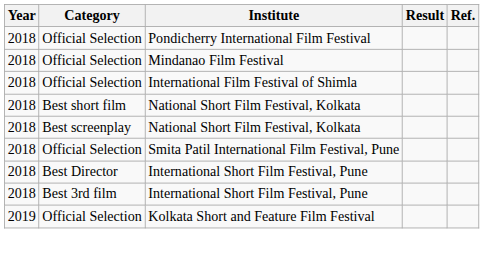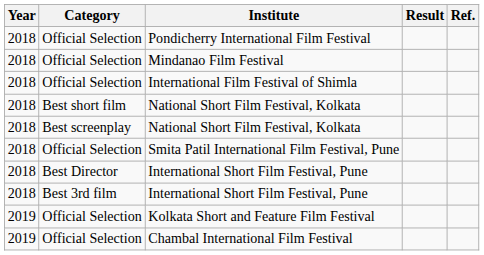+ row: (92, 238)
